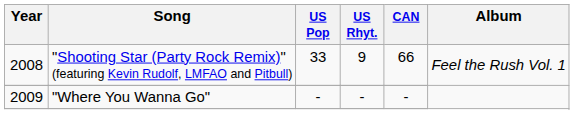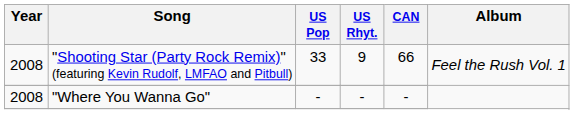(26, 96) 2009 -> (26, 96) 2008
